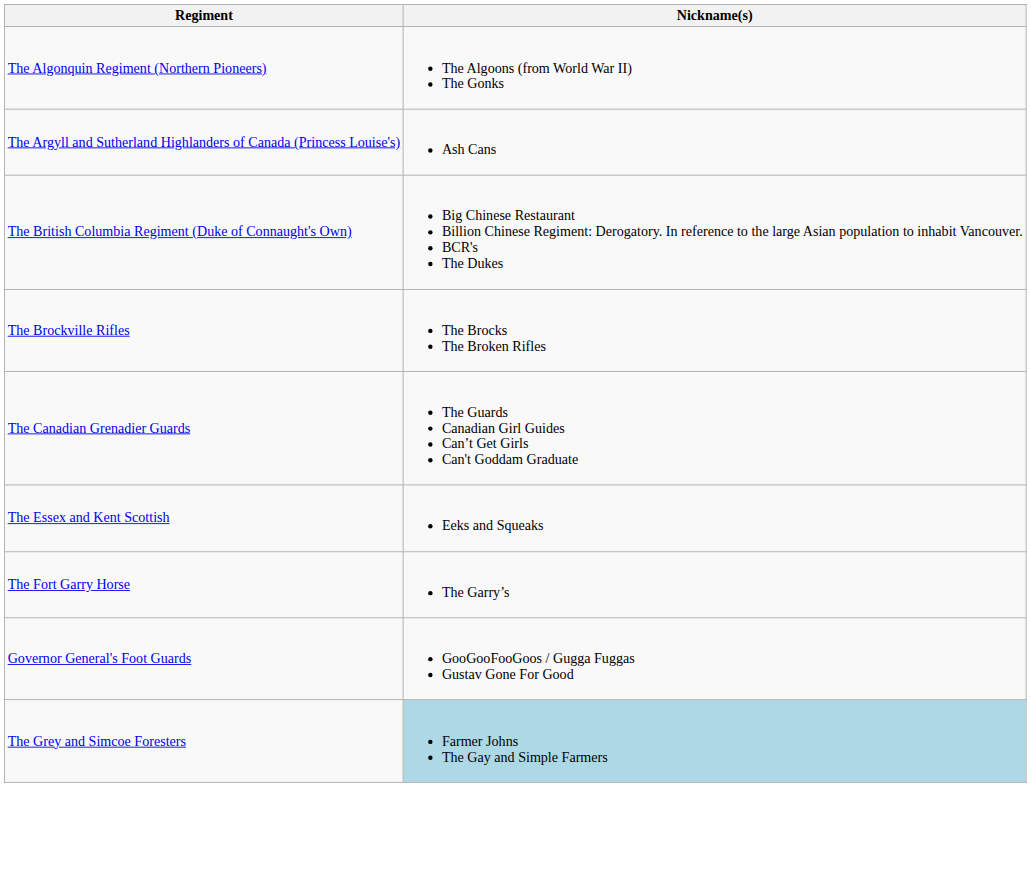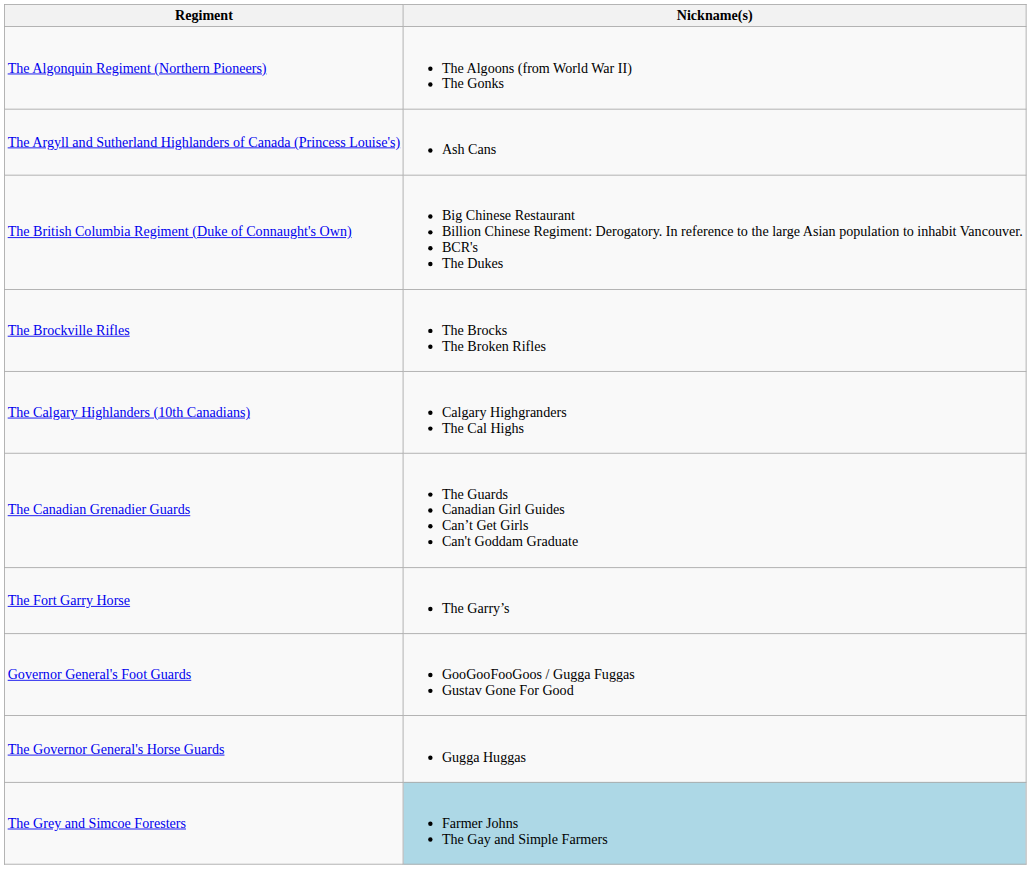+ row: (129, 412)
- row: (89, 518)
+ row: (116, 749)
